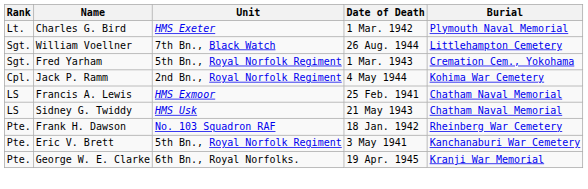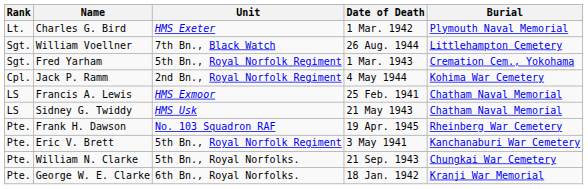(383, 127) 18 Jan. 1942 -> (383, 127) 19 Apr. 1945
+ row: (87, 159)
(383, 159) 19 Apr. 1945 -> (383, 176) 18 Jan. 1942
